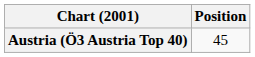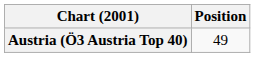(220, 40) 45 -> (220, 40) 49
